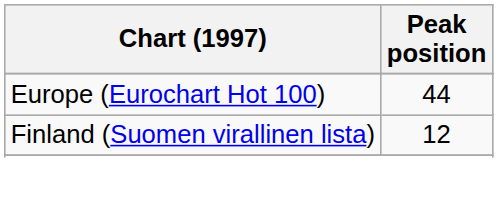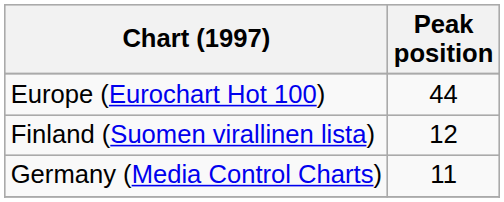+ row: (196, 175)
